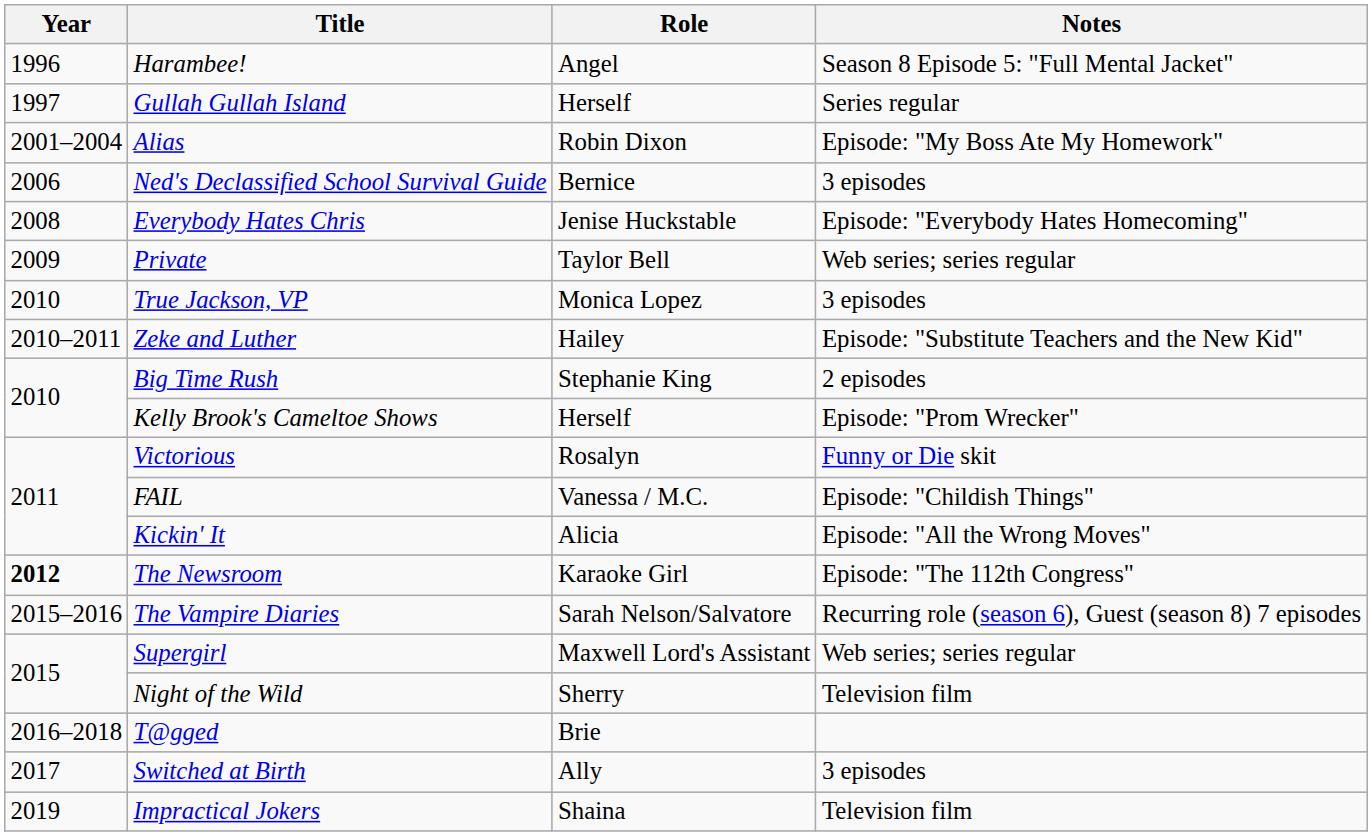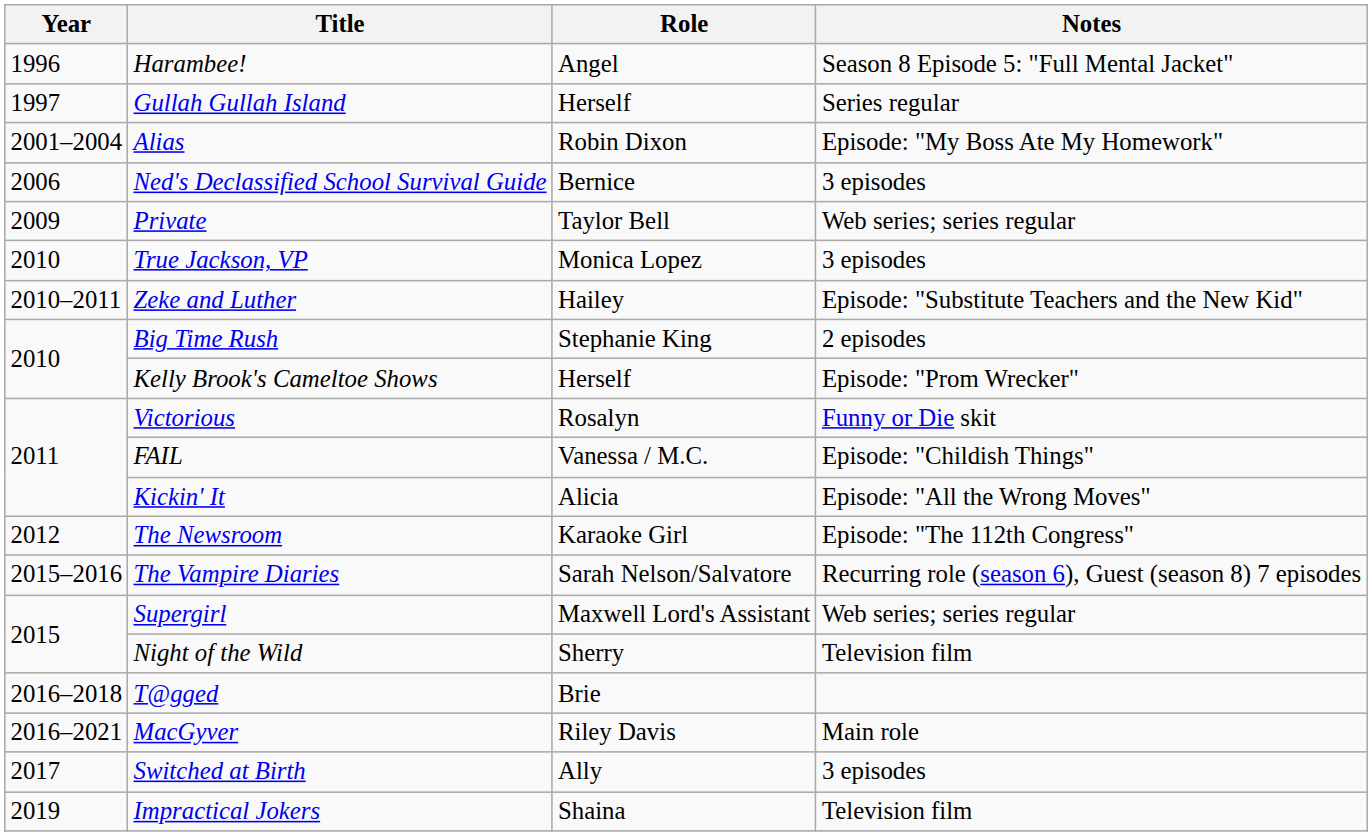- row: (249, 220)
(35, 574) bold -> (35, 535) normal
+ row: (186, 732)
